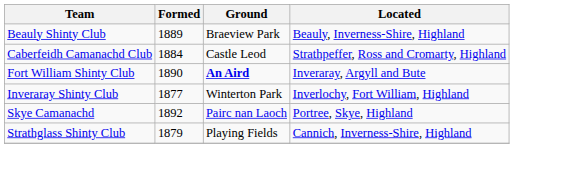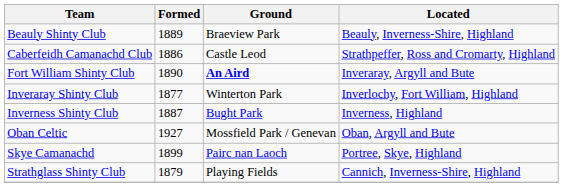(170, 53) 1884 -> (170, 53) 1886
+ row: (63, 113)
+ row: (37, 133)
(170, 113) 1892 -> (170, 152) 1899
